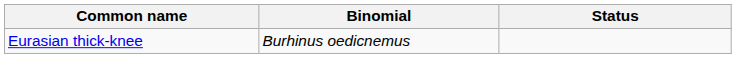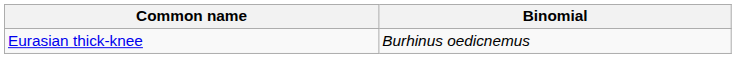- column: (615, 16)
